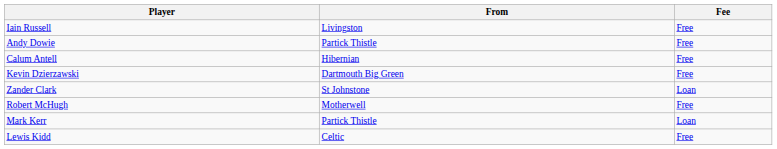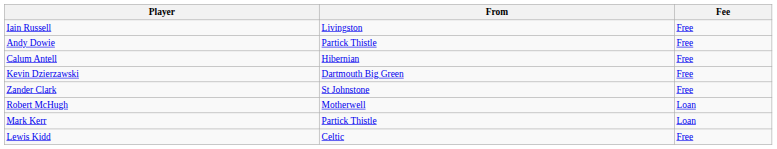(686, 90) Loan -> (685, 90) Free
(685, 105) Free -> (686, 105) Loan
